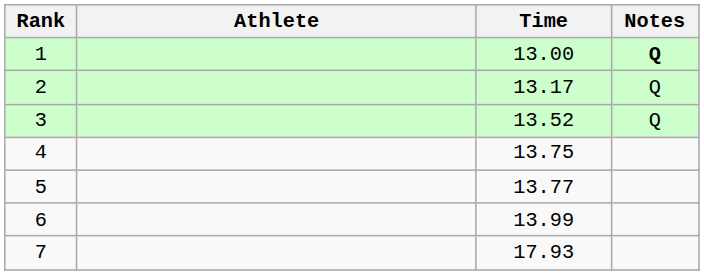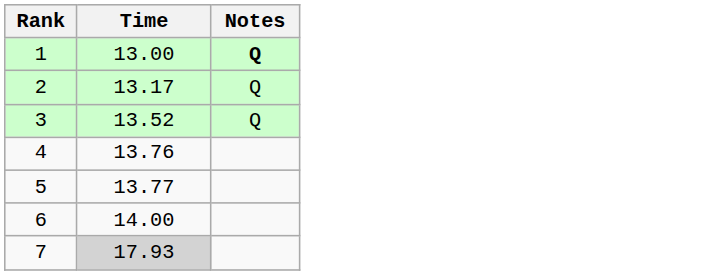- column: (277, 21)
(544, 154) 13.75 -> (144, 154) 13.76
(544, 220) 13.99 -> (144, 220) 14.00
(544, 253) no background -> (144, 253) lightgrey background
